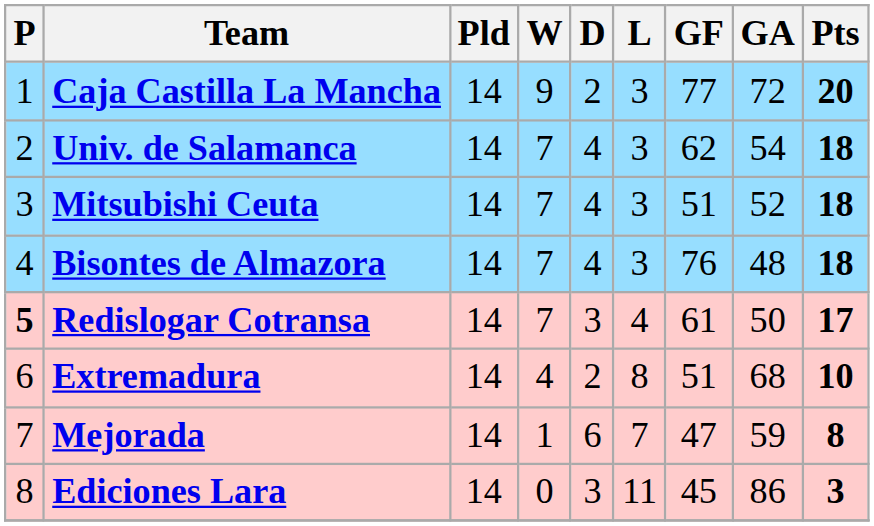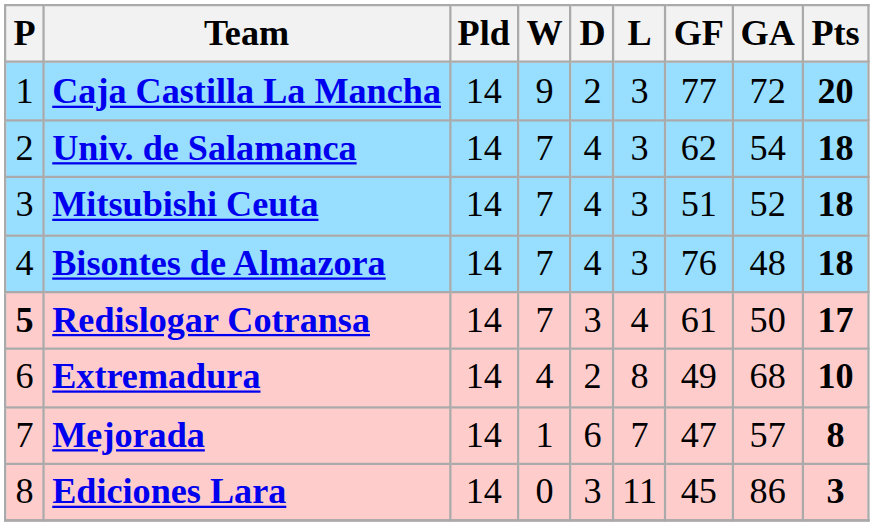(699, 377) 51 -> (699, 377) 49
(768, 434) 59 -> (768, 434) 57
